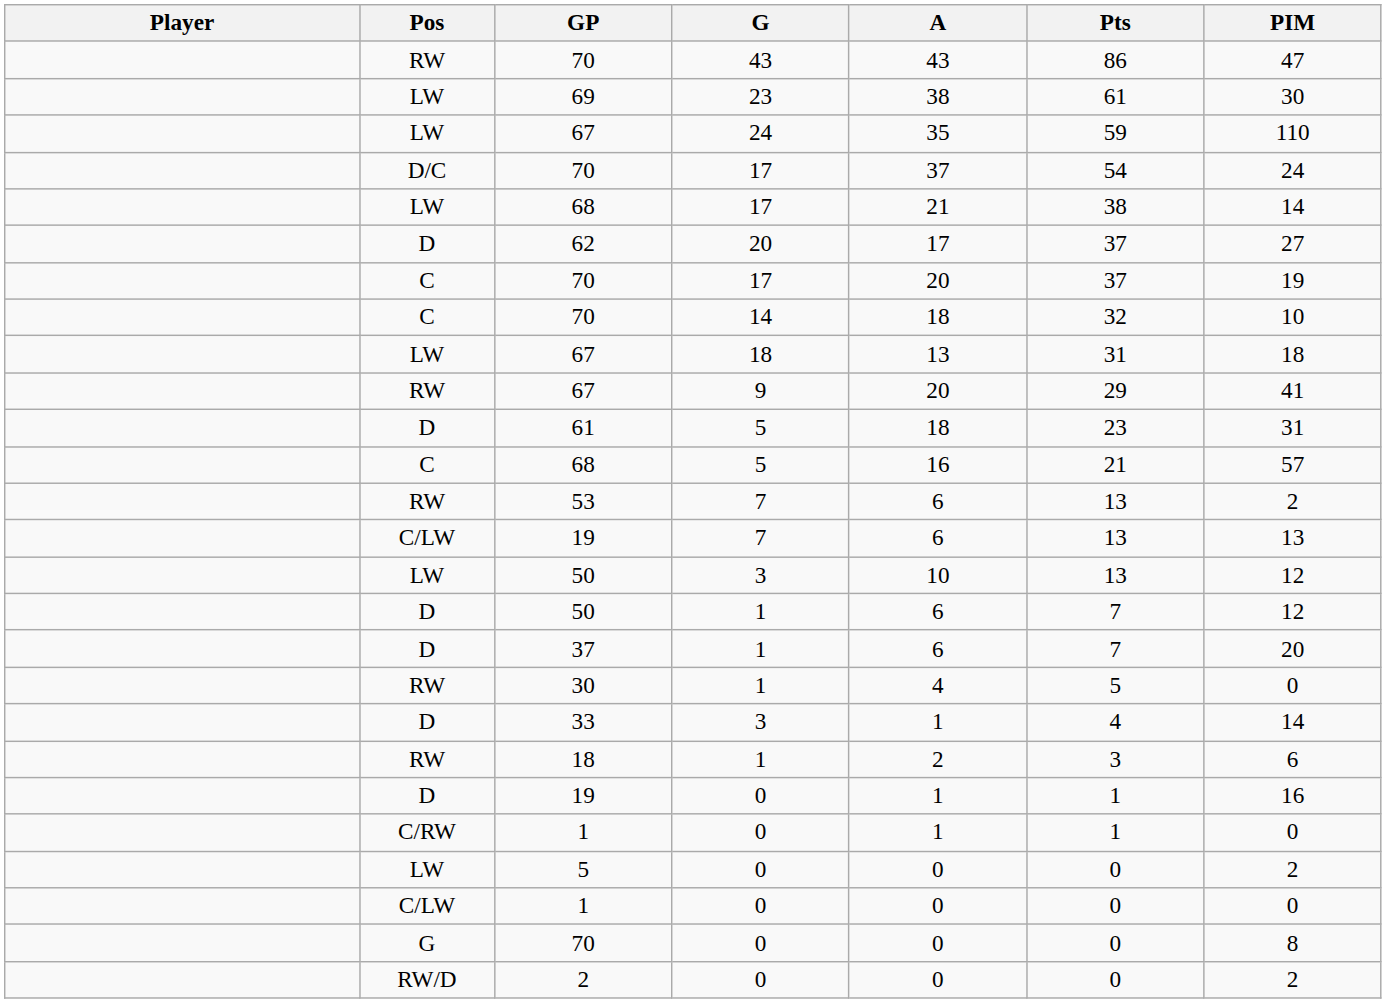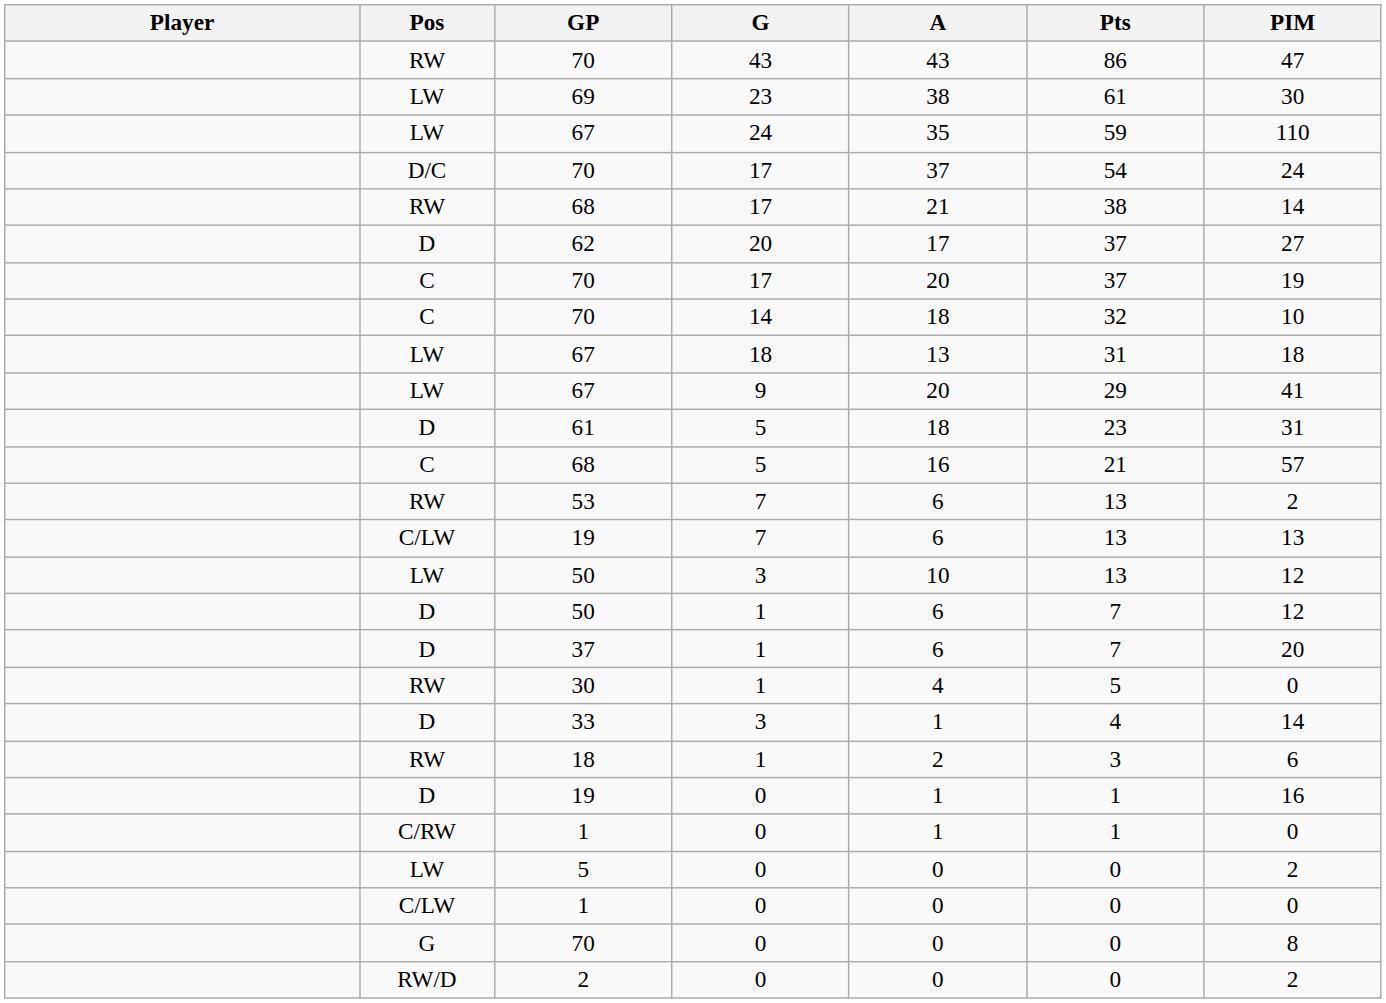(427, 206) LW -> (427, 206) RW
(427, 390) RW -> (427, 390) LW
